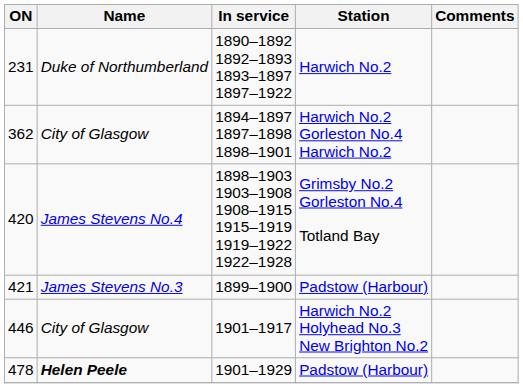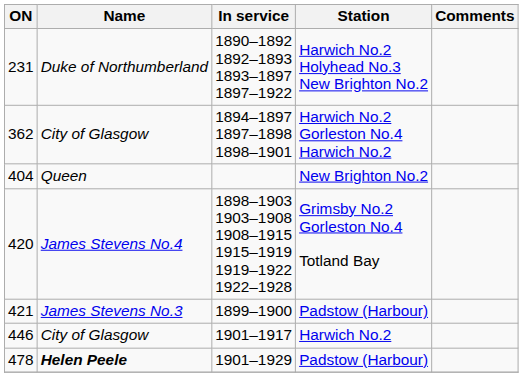(345, 66) Harwich No.2 -> (364, 66) Harwich No.2 Holyhead No.3 New Brighton No.2
+ row: (21, 176)
(364, 328) Harwich No.2 Holyhead No.3 New Brighton No.2 -> (345, 335) Harwich No.2
